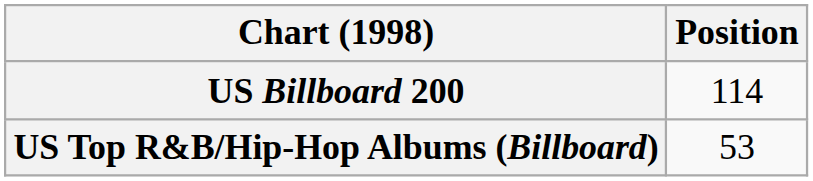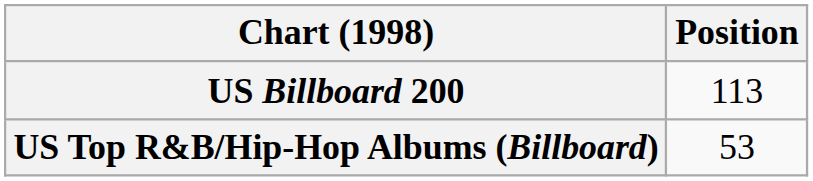(737, 89) 114 -> (737, 89) 113
